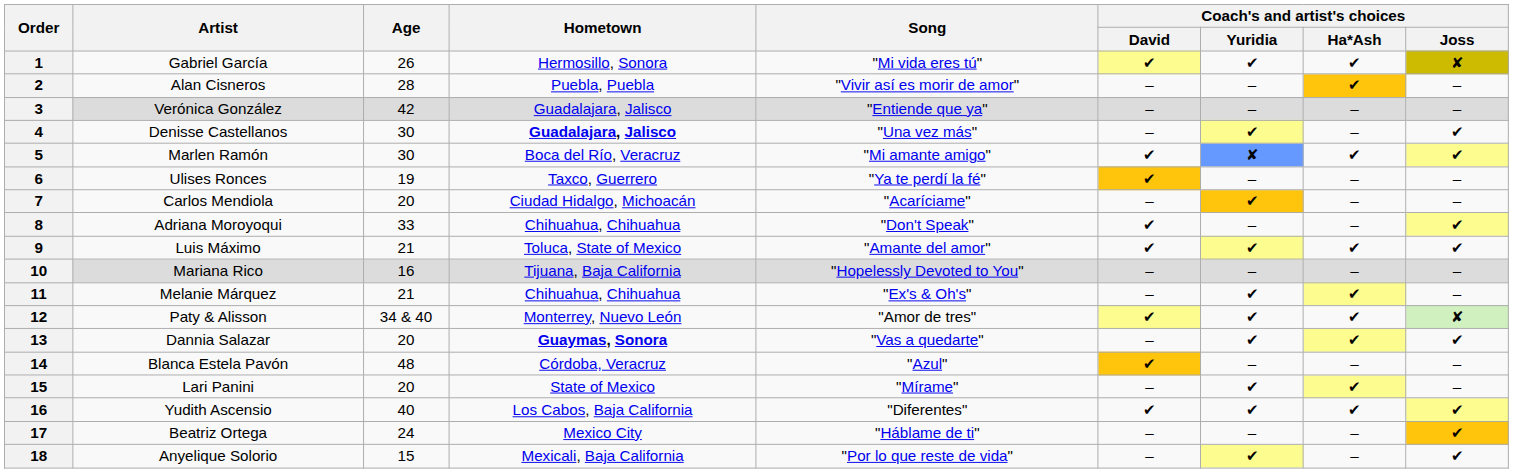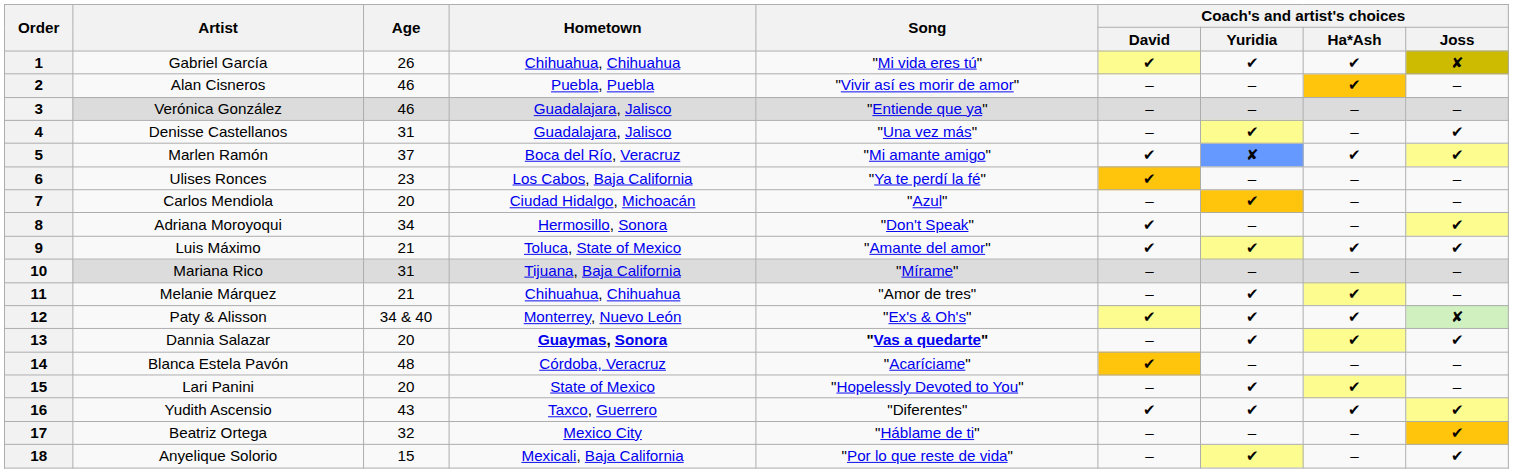(603, 62) Hermosillo, Sonora -> (603, 62) Chihuahua, Chihuahua
(406, 86) 28 -> (406, 86) 46
(406, 109) 42 -> (406, 109) 46
(406, 132) 30 -> (406, 132) 31
(603, 132) bold -> (603, 132) normal
(406, 155) 30 -> (406, 155) 37
(406, 178) 19 -> (406, 178) 23
(603, 178) Taxco, Guerrero -> (603, 178) Los Cabos, Baja California
(927, 201) "Acaríciame" -> (927, 201) "Azul"
(406, 224) 33 -> (406, 224) 34
(603, 224) Chihuahua, Chihuahua -> (603, 224) Hermosillo, Sonora
(406, 271) 16 -> (406, 271) 31
(927, 271) "Hopelessly Devoted to You" -> (927, 271) "Mírame"
(927, 294) "Ex's & Oh's" -> (927, 294) "Amor de tres"
(927, 317) "Amor de tres" -> (927, 317) "Ex's & Oh's"
(927, 340) normal -> (927, 340) bold
(927, 363) "Azul" -> (927, 363) "Acaríciame"
(927, 387) "Mírame" -> (927, 387) "Hopelessly Devoted to You"
(406, 410) 40 -> (406, 410) 43
(603, 410) Los Cabos, Baja California -> (603, 410) Taxco, Guerrero
(406, 433) 24 -> (406, 433) 32
